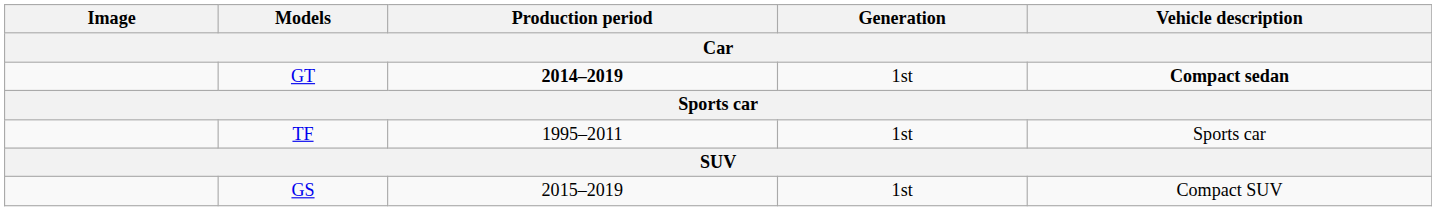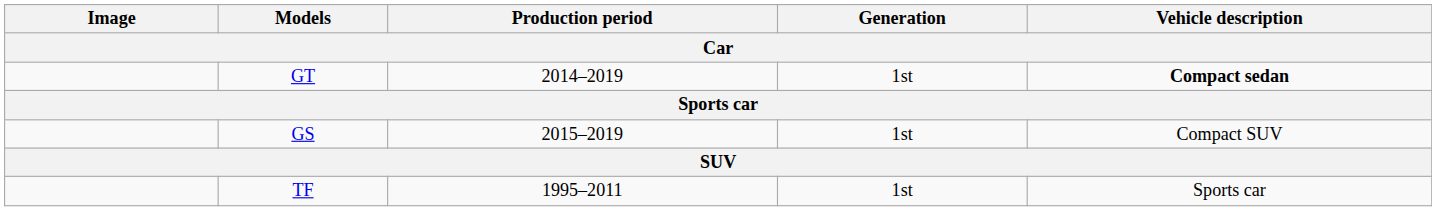(582, 76) bold -> (582, 76) normal
rows swapped: (303, 133) <-> (303, 190)
